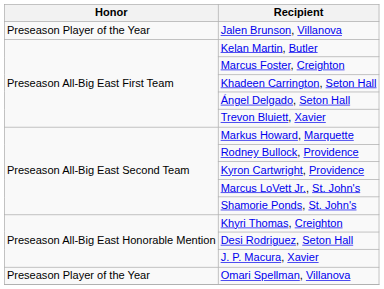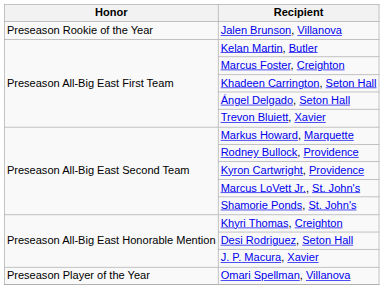(78, 30) Preseason Player of the Year -> (80, 30) Preseason Rookie of the Year
